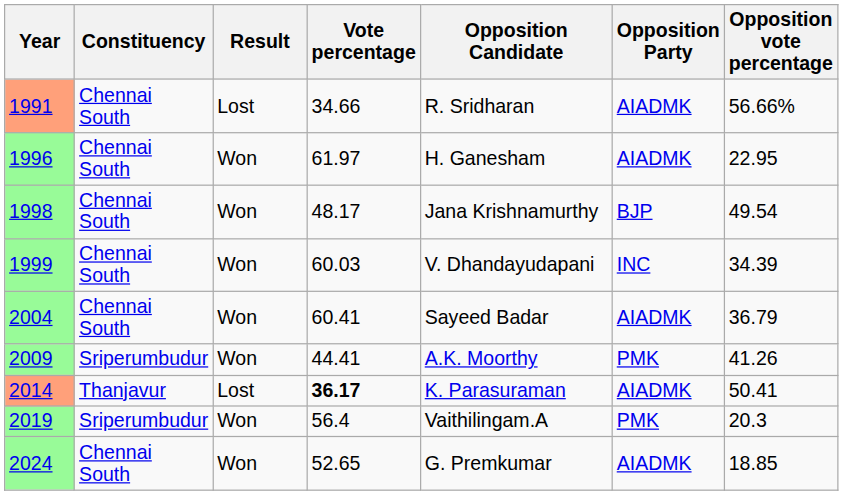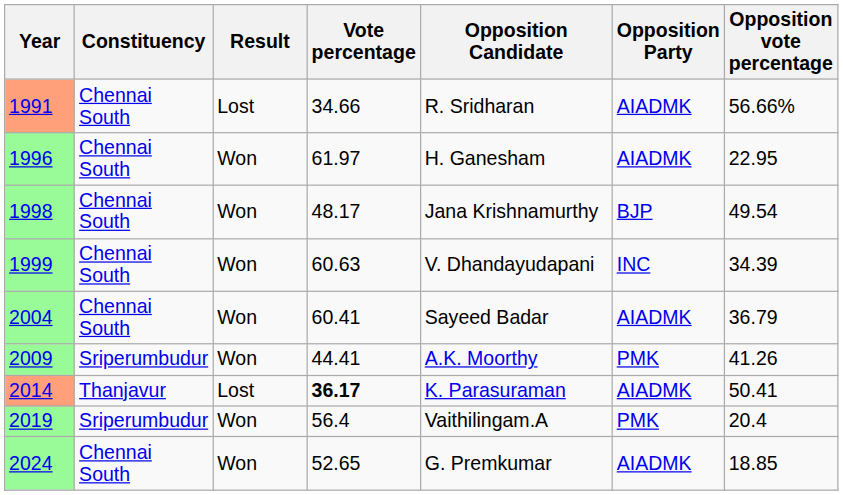(336, 264) 60.03 -> (336, 264) 60.63
(748, 421) 20.3 -> (748, 421) 20.4
